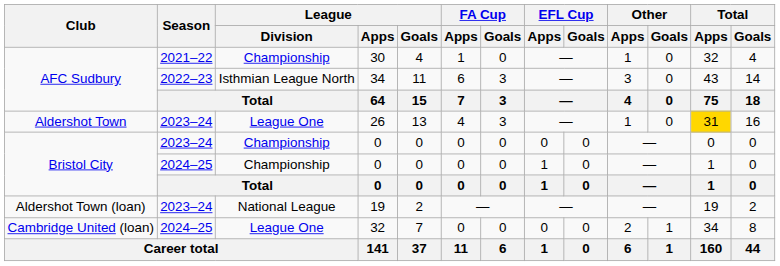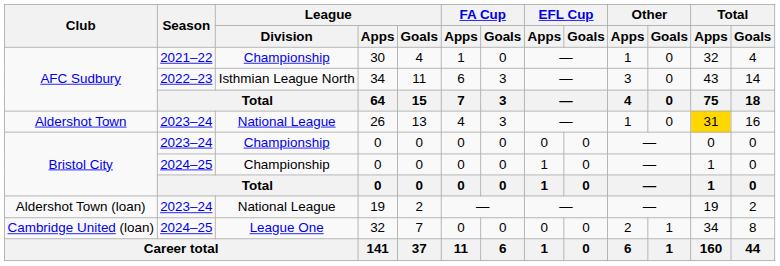(287, 121) League One -> (287, 121) National League
